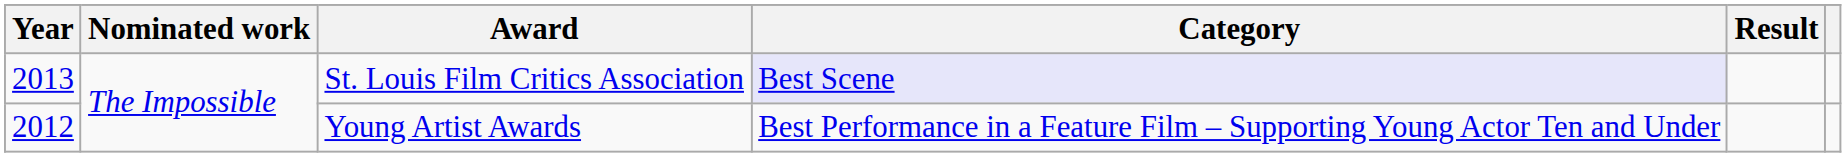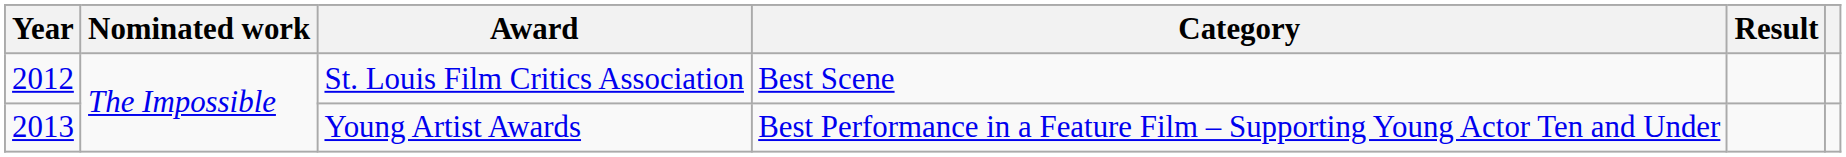(43, 77) 2013 -> (43, 77) 2012
(826, 77) lavender background -> (826, 77) no background
(43, 126) 2012 -> (43, 126) 2013
